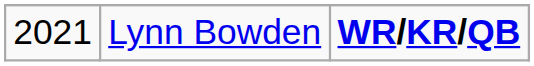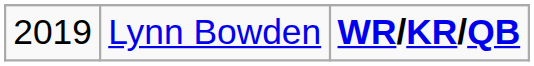(53, 32) 2021 -> (53, 32) 2019
